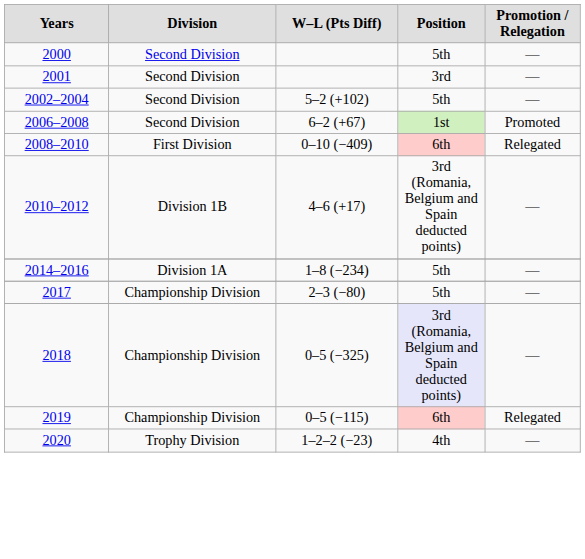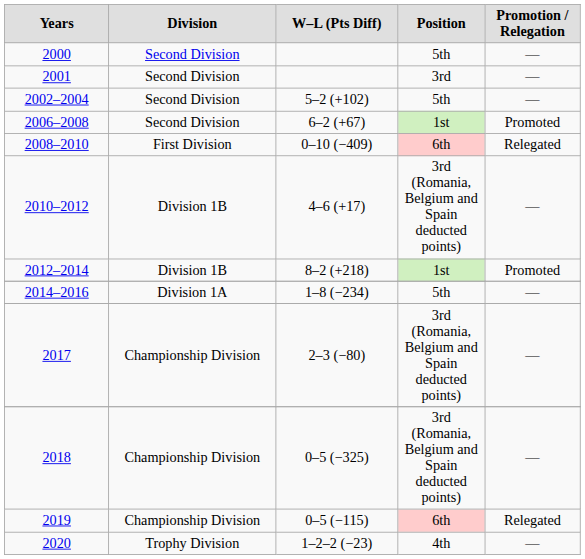+ row: (57, 269)
(441, 292) 5th -> (441, 355) 3rd (Romania, Belgium and Spain deducted points)
(441, 355) lavender background -> (441, 457) no background
